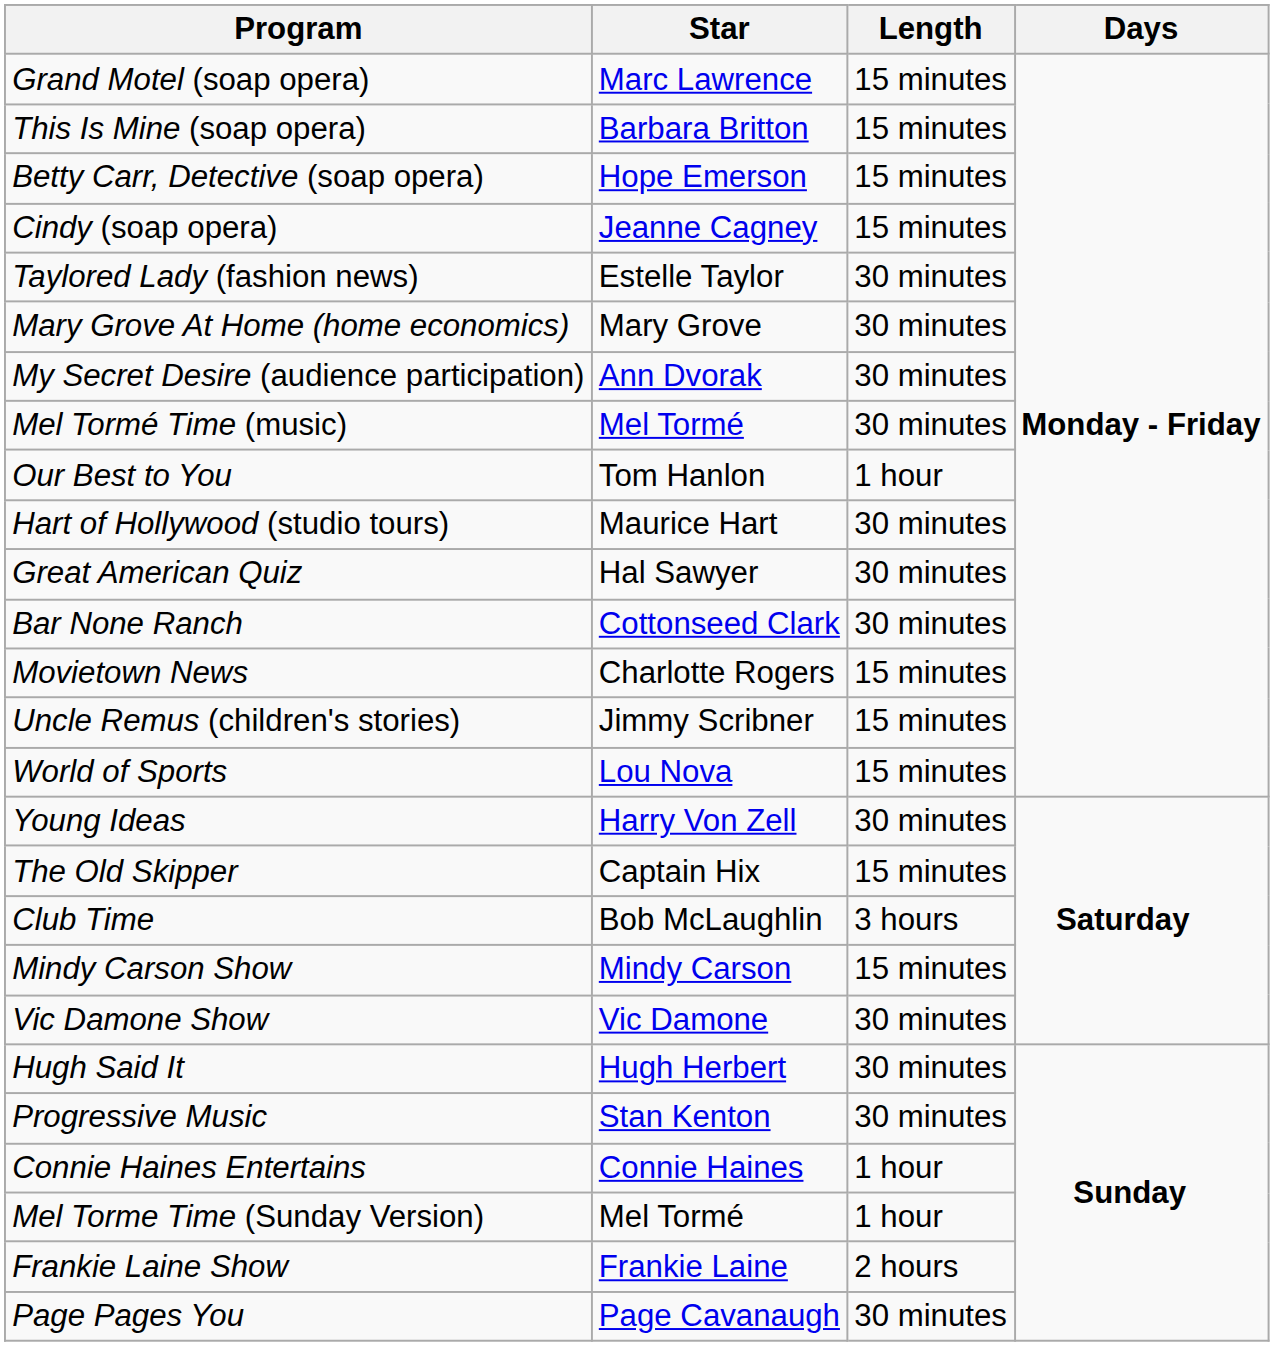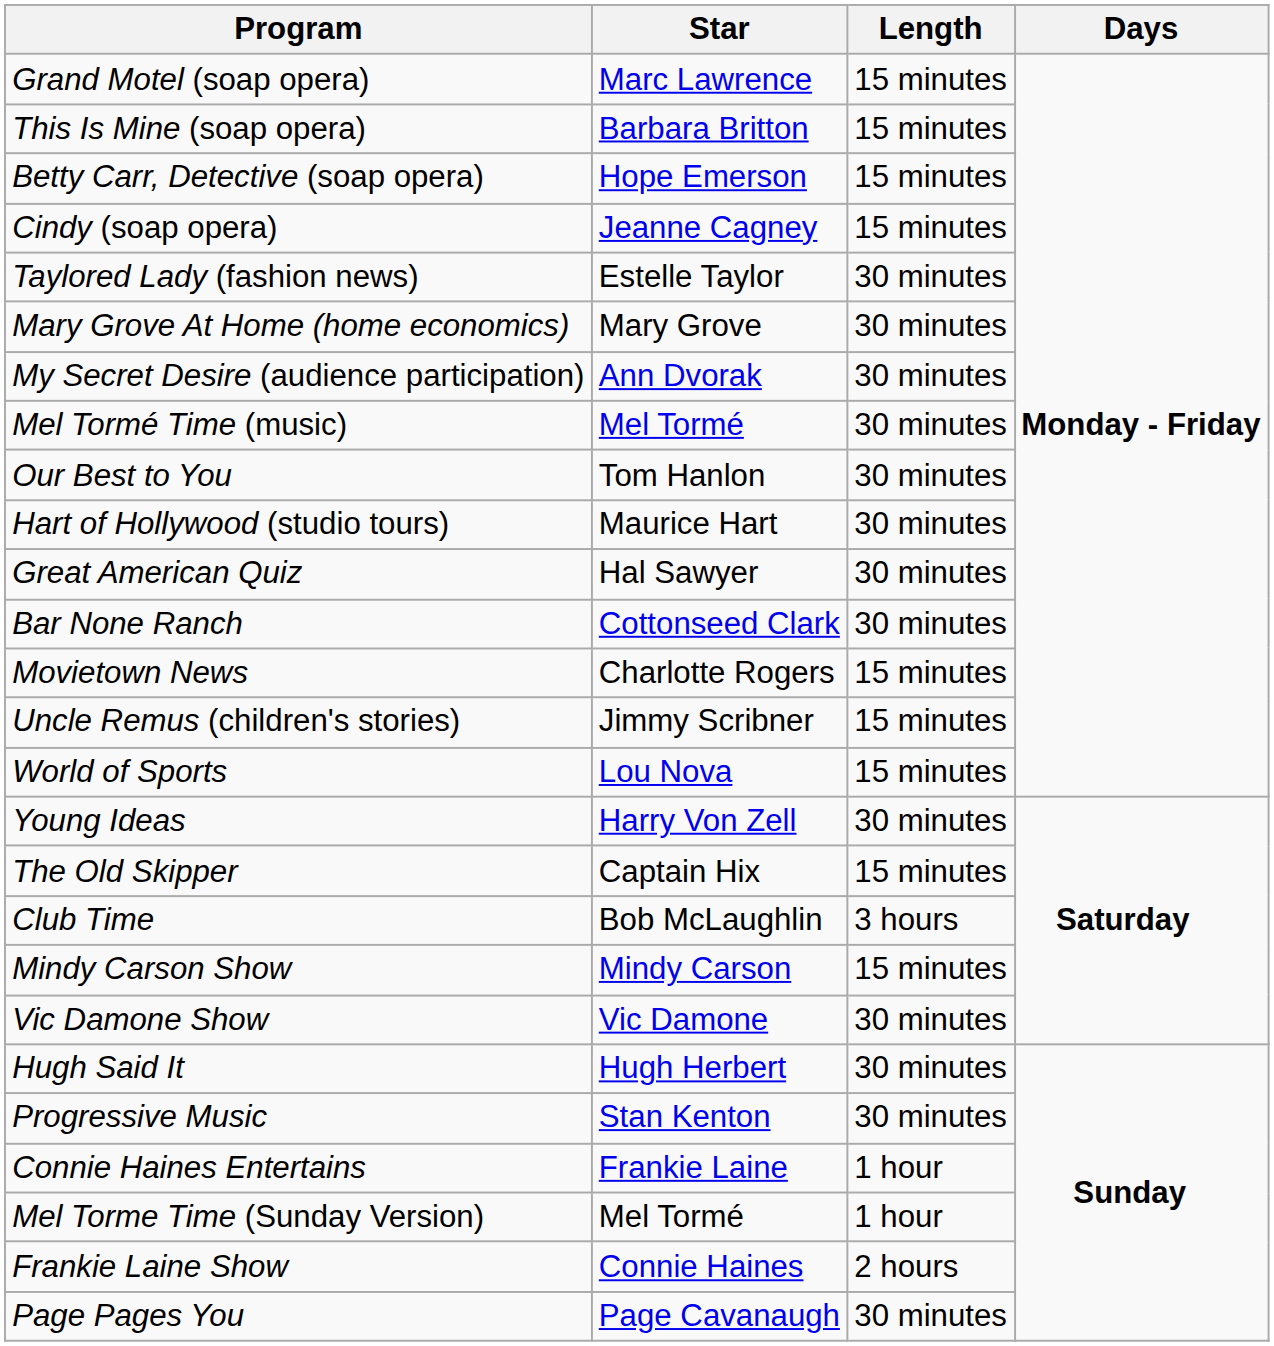(899, 474) 1 hour -> (931, 474) 30 minutes
(701, 1167) Connie Haines -> (693, 1167) Frankie Laine
(693, 1266) Frankie Laine -> (701, 1266) Connie Haines
